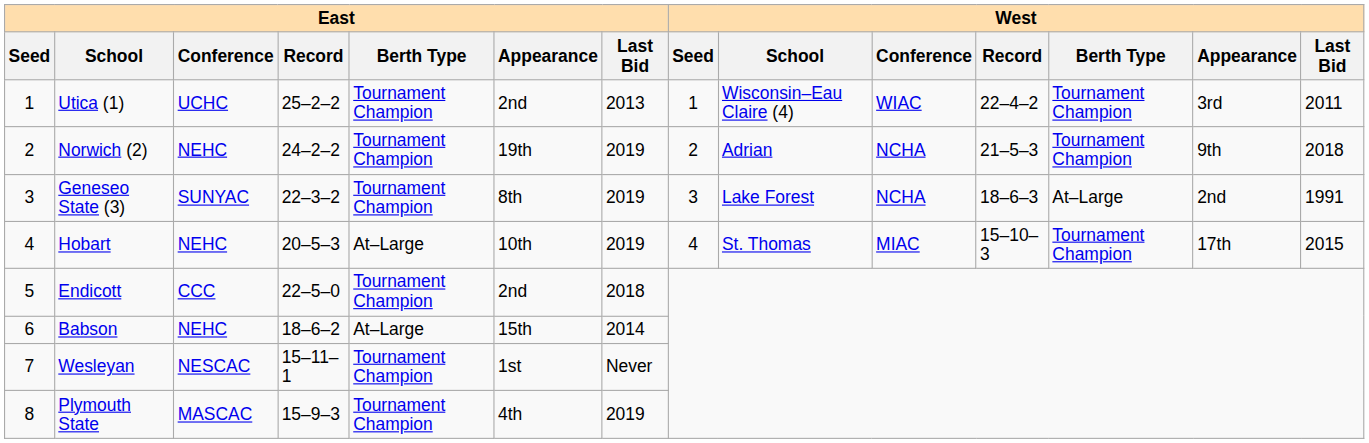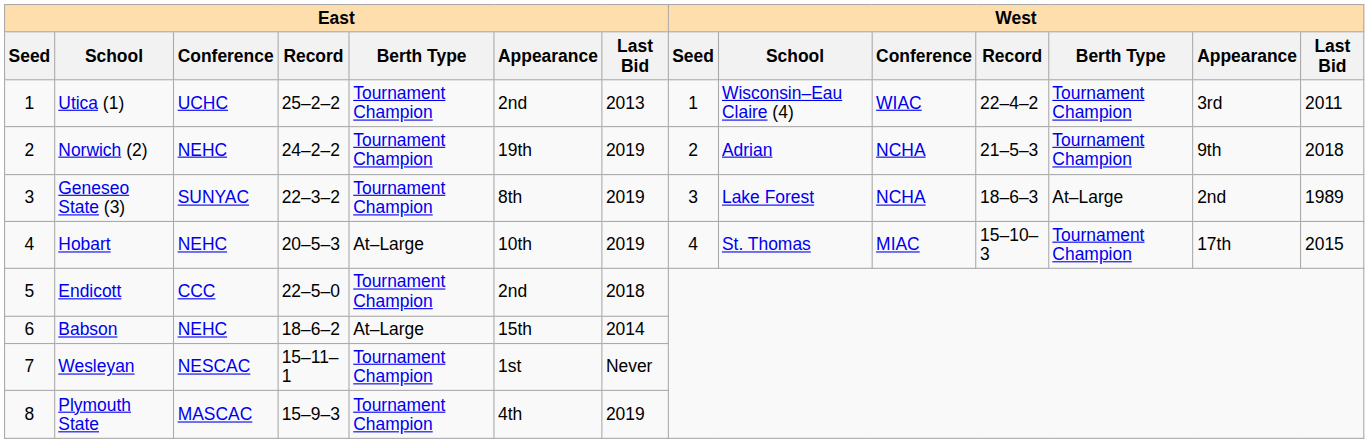(1324, 197) 1991 -> (1324, 197) 1989
